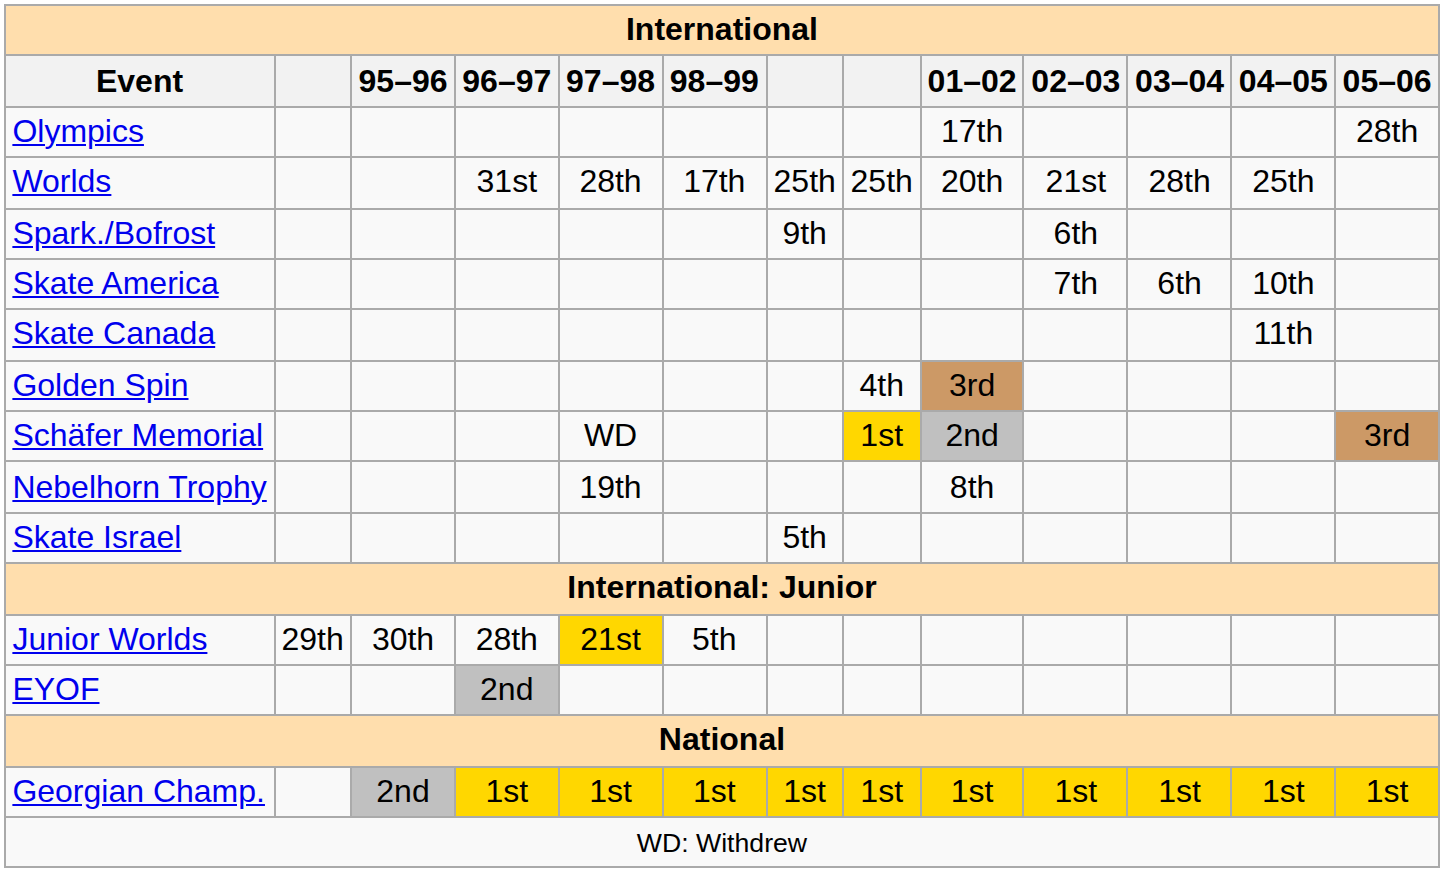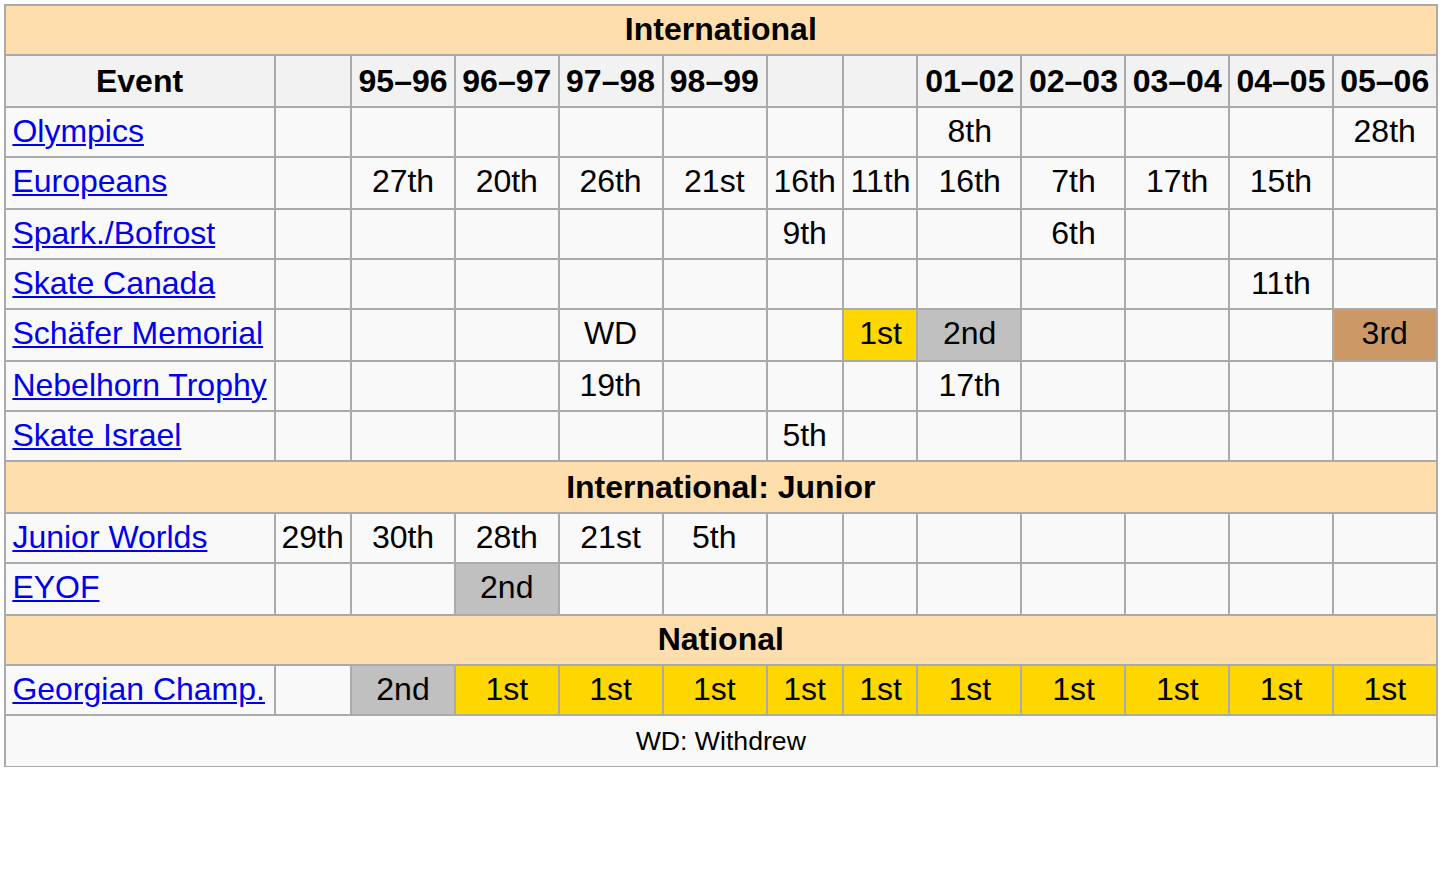(972, 131) 17th -> (970, 131) 8th
- row: (62, 182)
+ row: (90, 182)
- row: (116, 283)
- row: (100, 385)
(972, 486) 8th -> (970, 385) 17th
(611, 638) gold background -> (611, 537) no background
